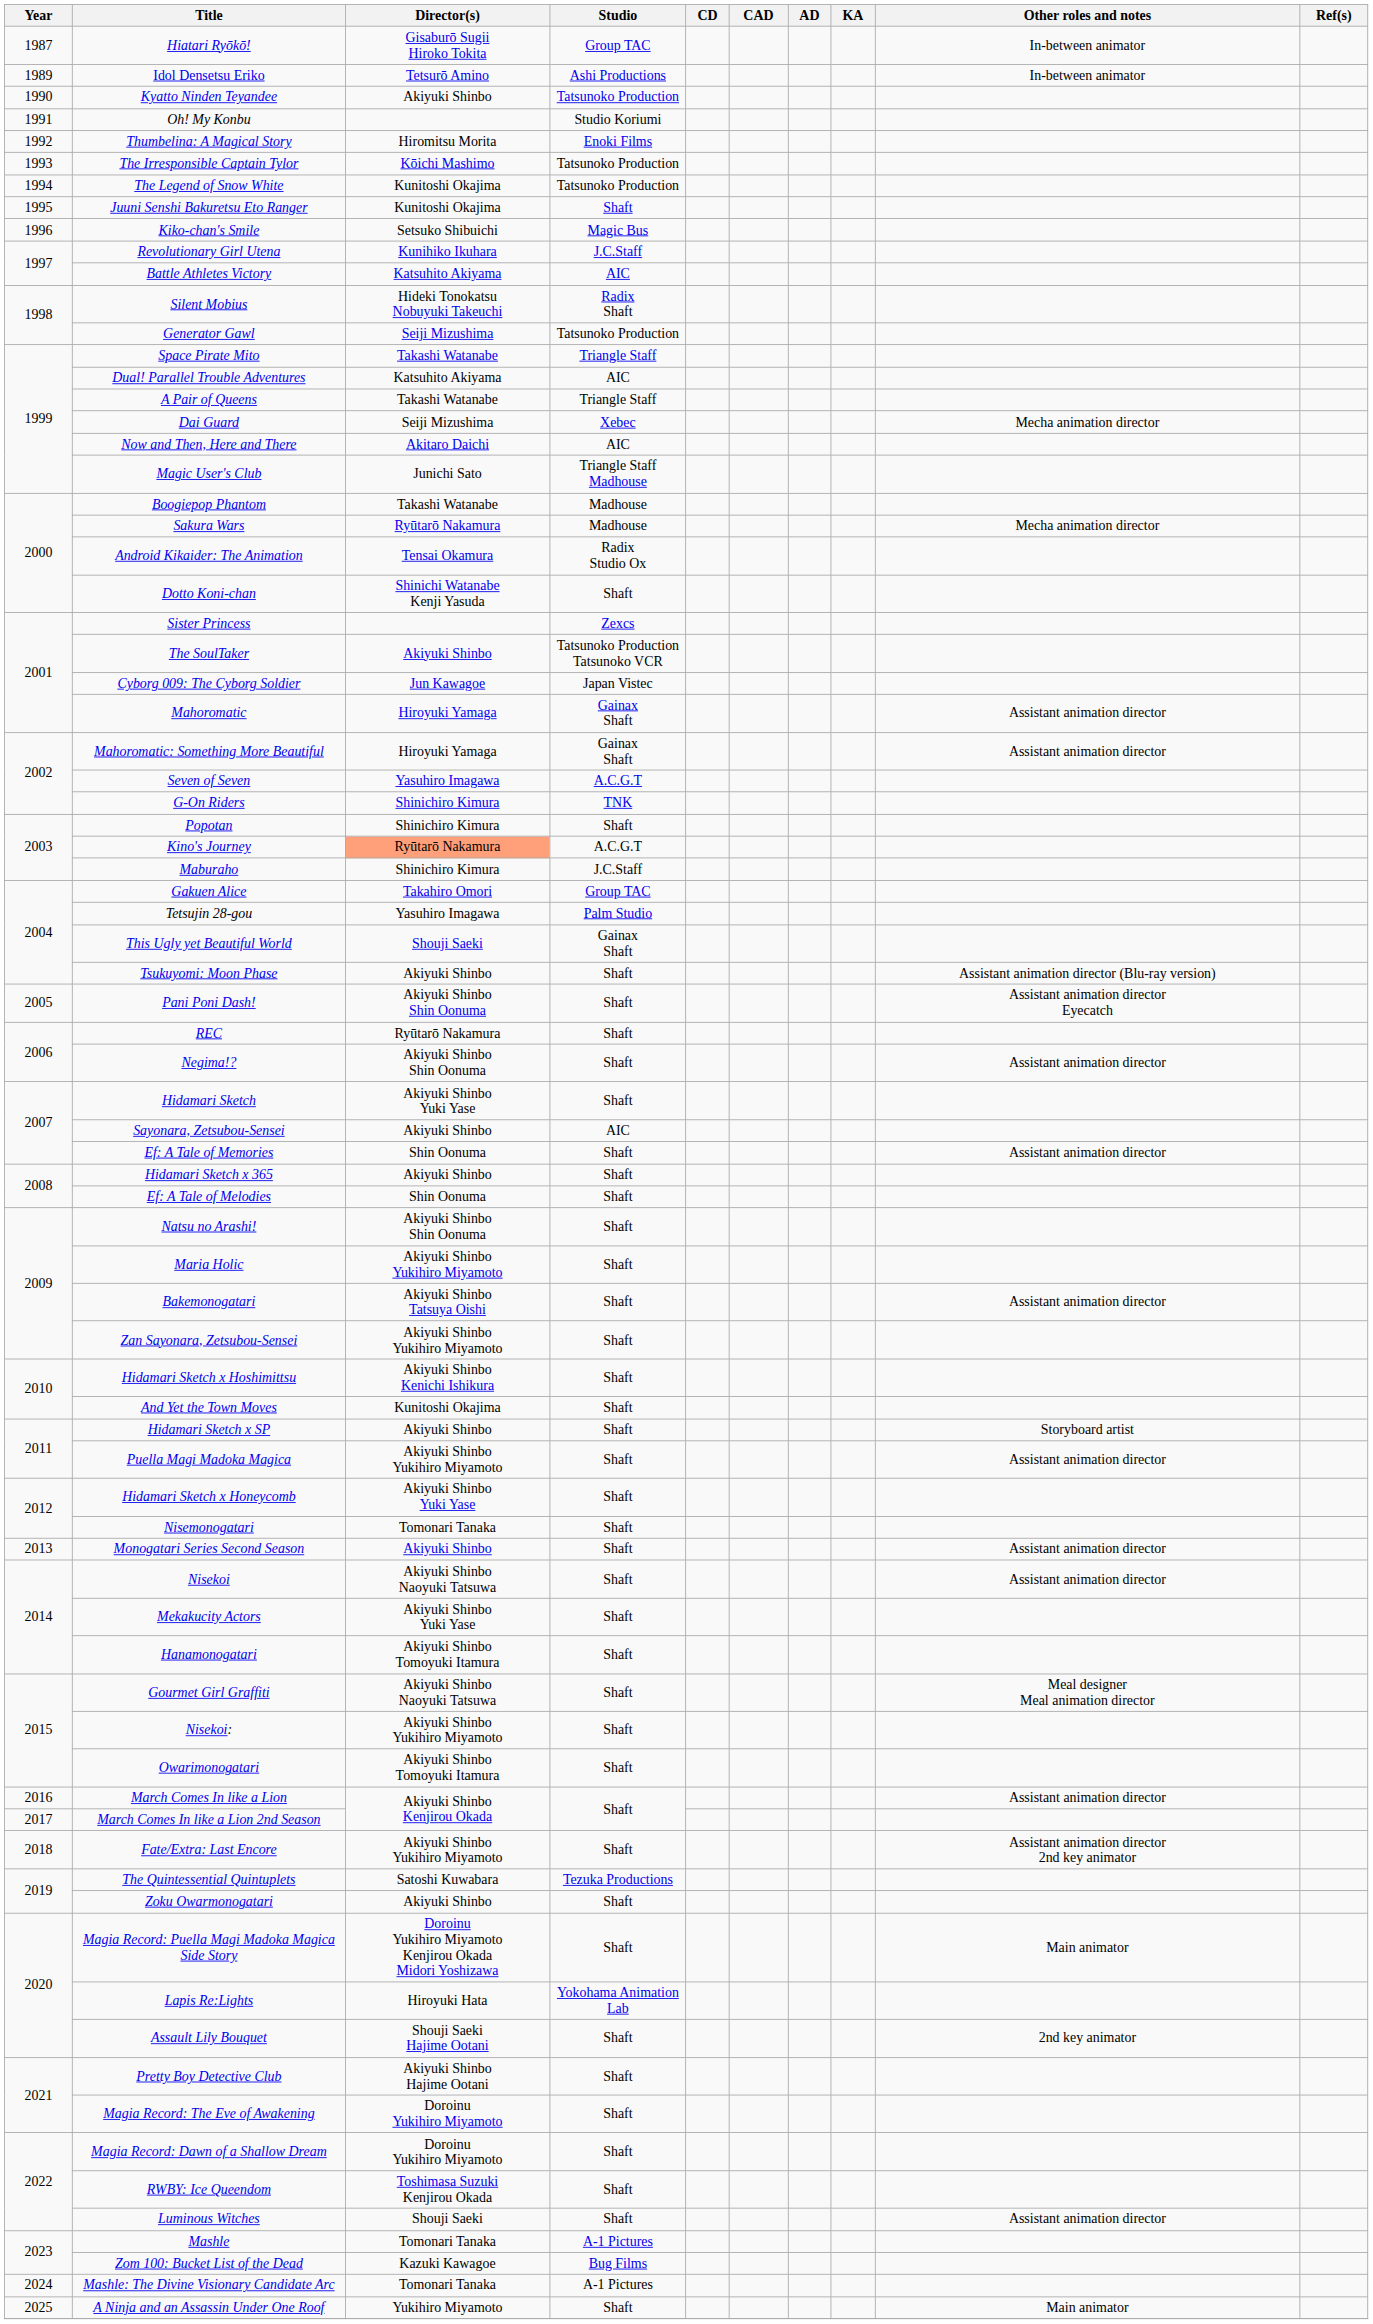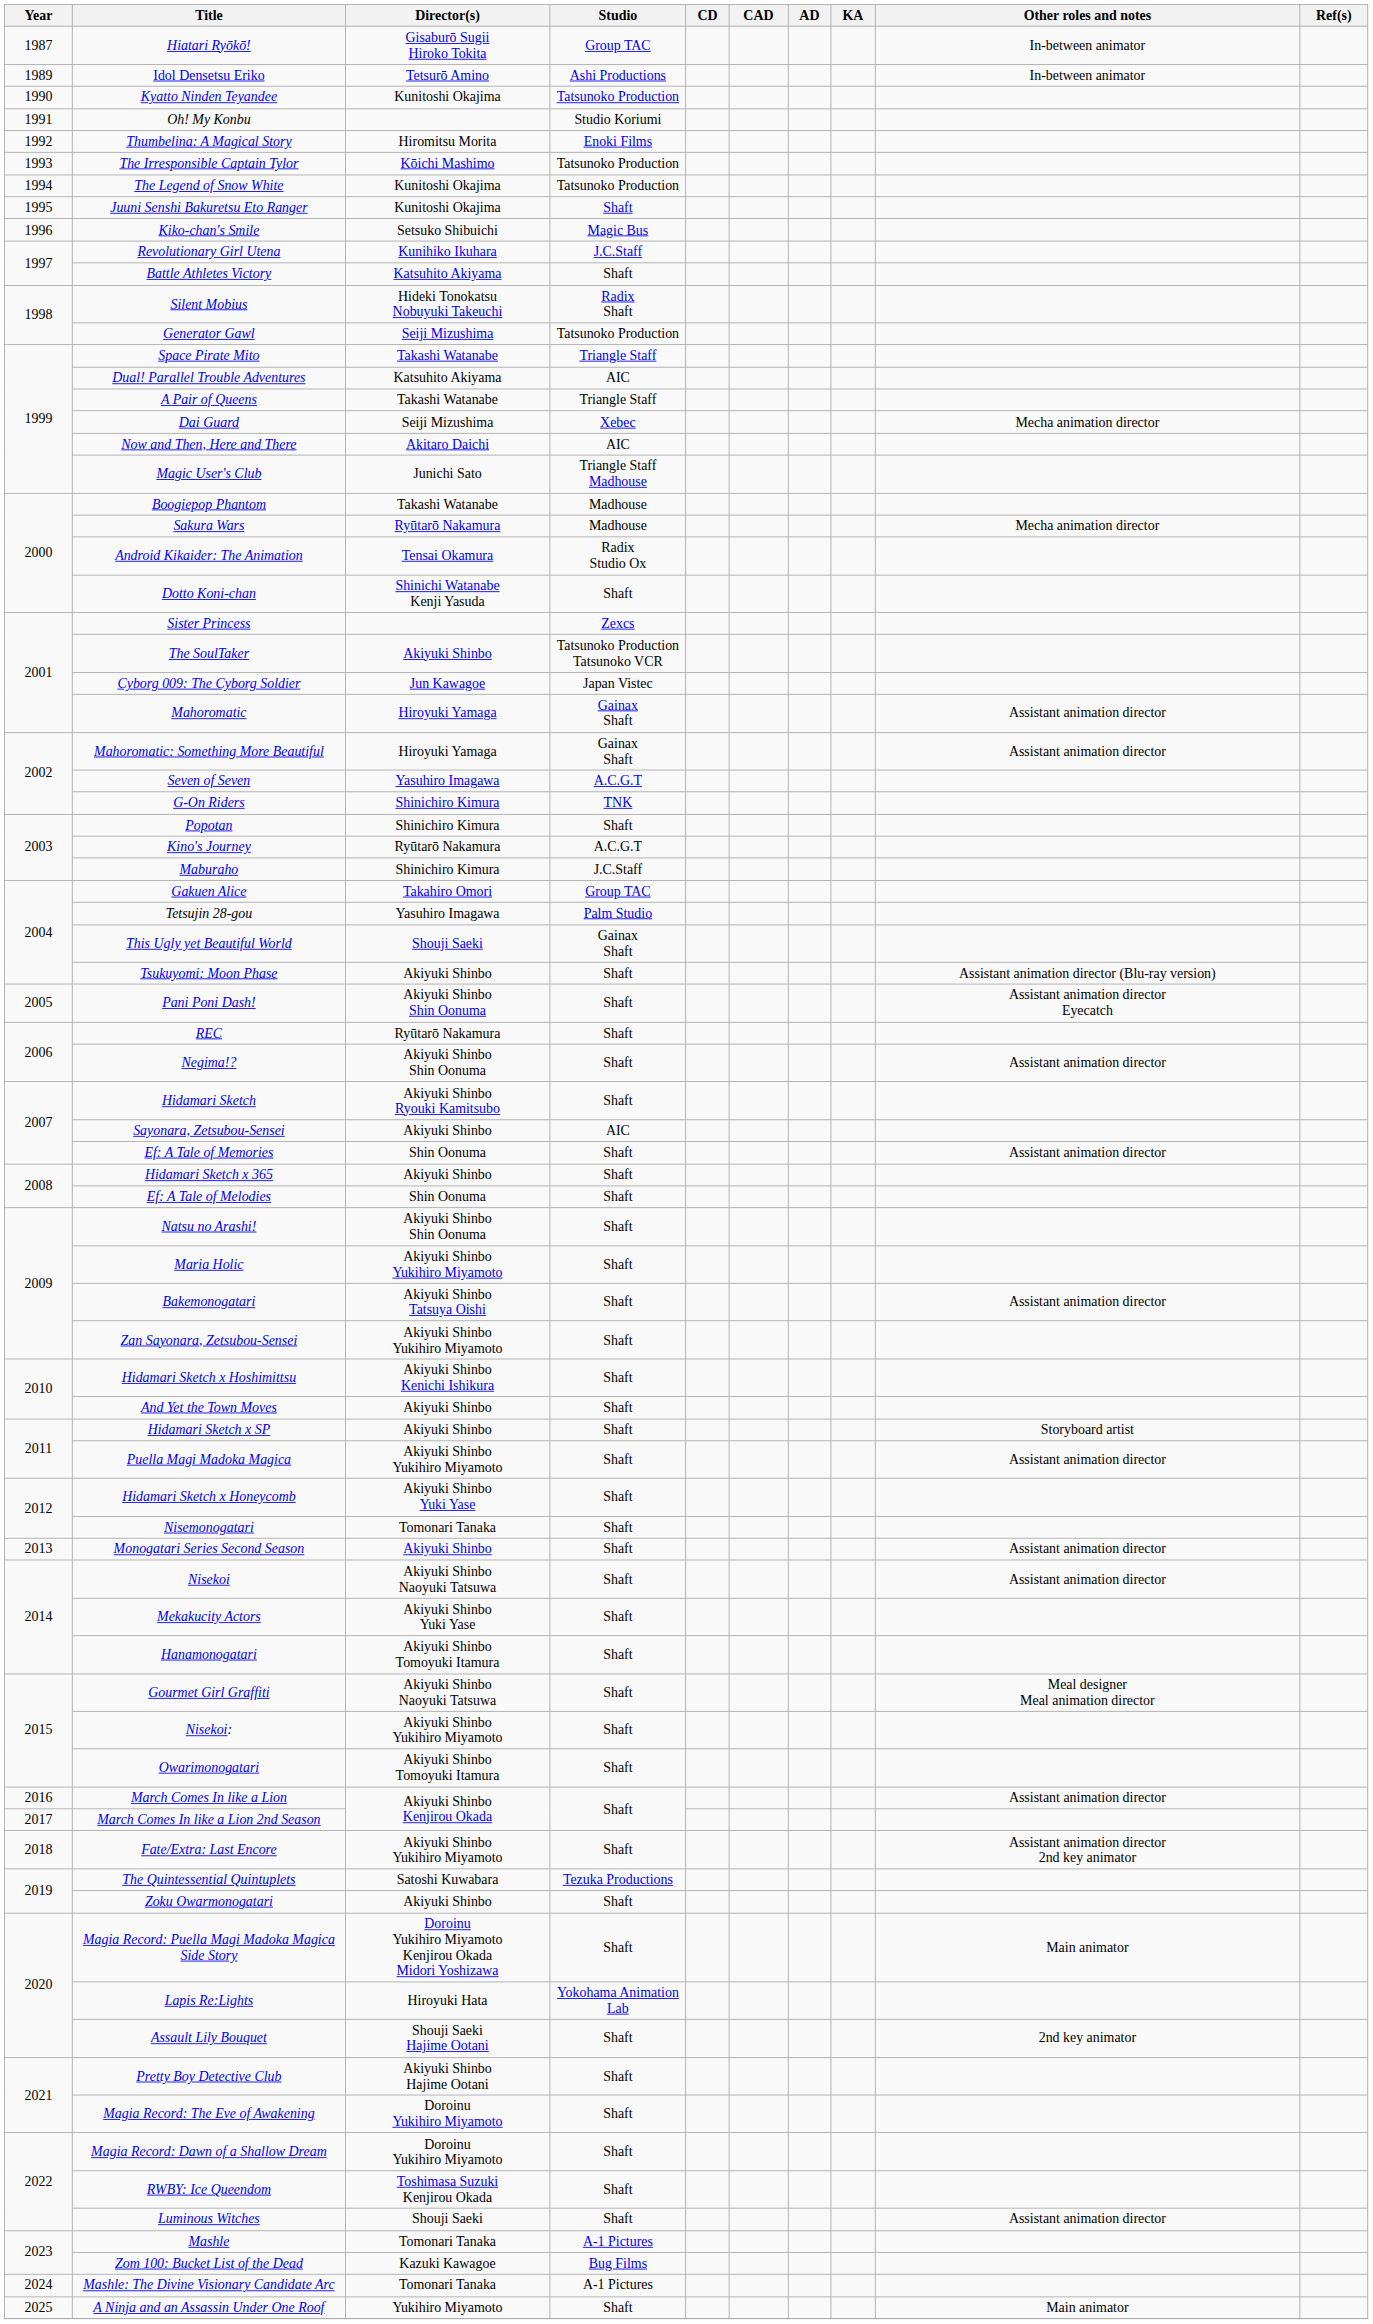(447, 97) Akiyuki Shinbo -> (447, 97) Kunitoshi Okajima
(618, 274) AIC -> (618, 274) Shaft
(447, 847) lightsalmon background -> (447, 847) no background
(447, 1100) Akiyuki Shinbo Yuki Yase -> (447, 1100) Akiyuki Shinbo Ryouki Kamitsubo
(447, 1407) Kunitoshi Okajima -> (447, 1407) Akiyuki Shinbo
